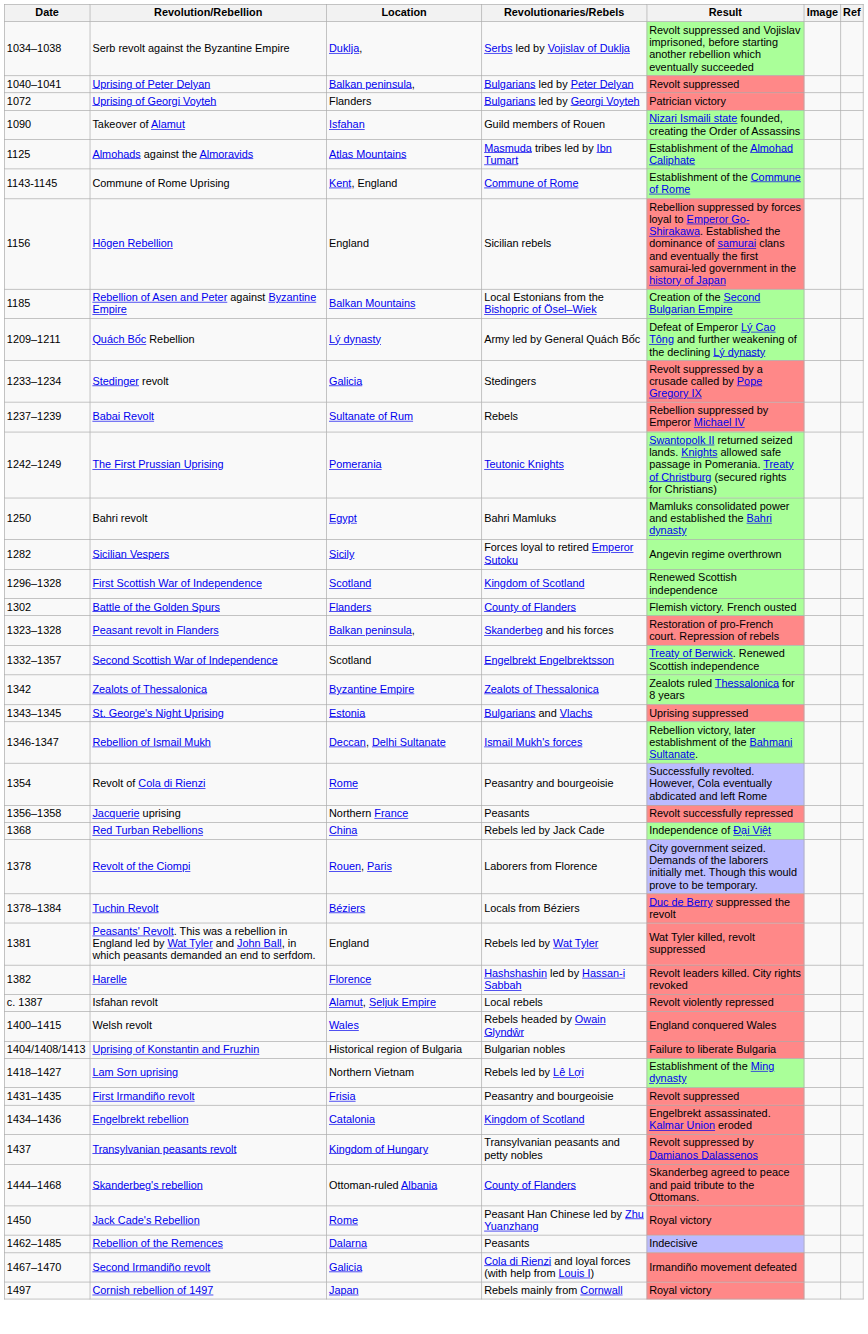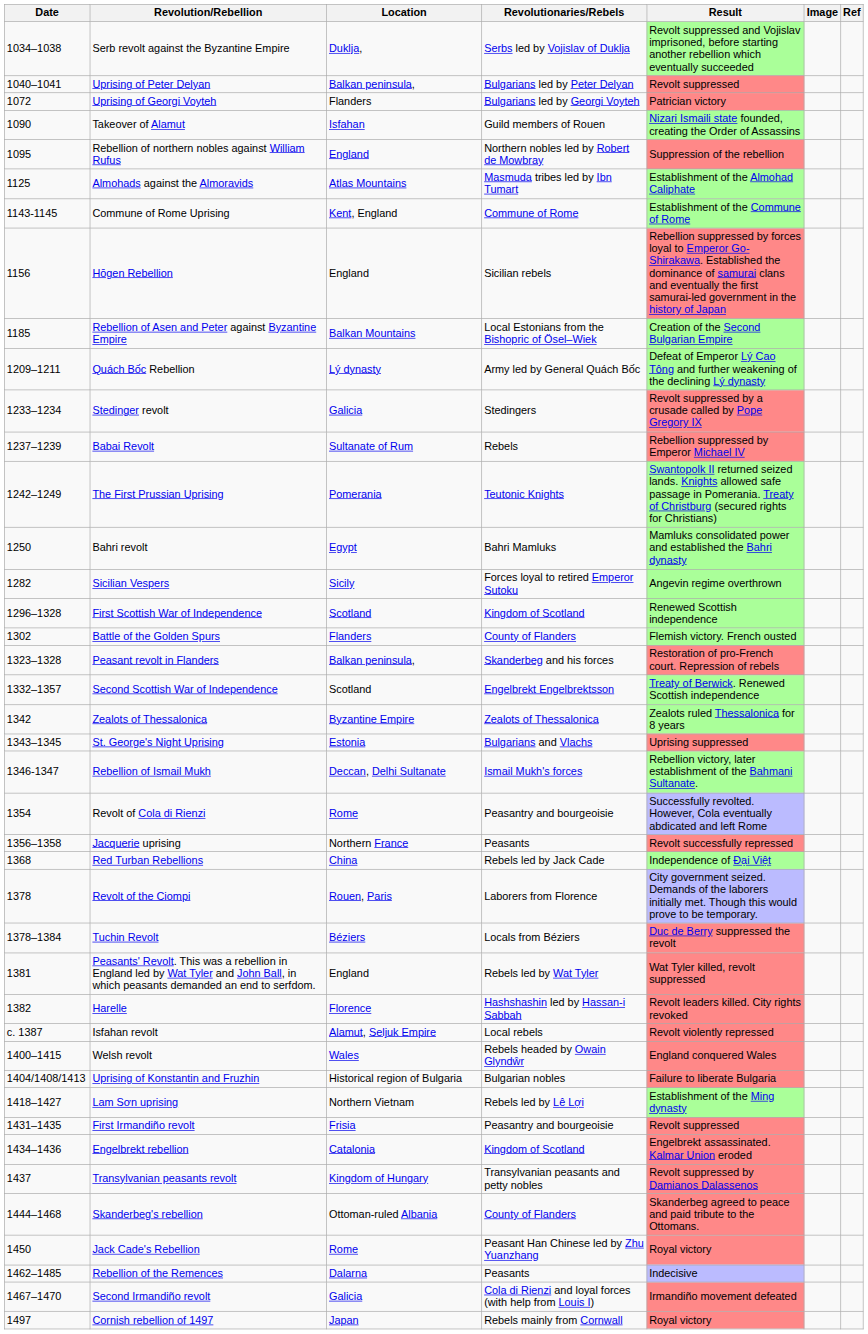+ row: (199, 154)
